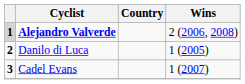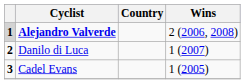(189, 50) 1 (2005) -> (189, 50) 1 (2007)
(189, 69) 1 (2007) -> (189, 69) 1 (2005)
